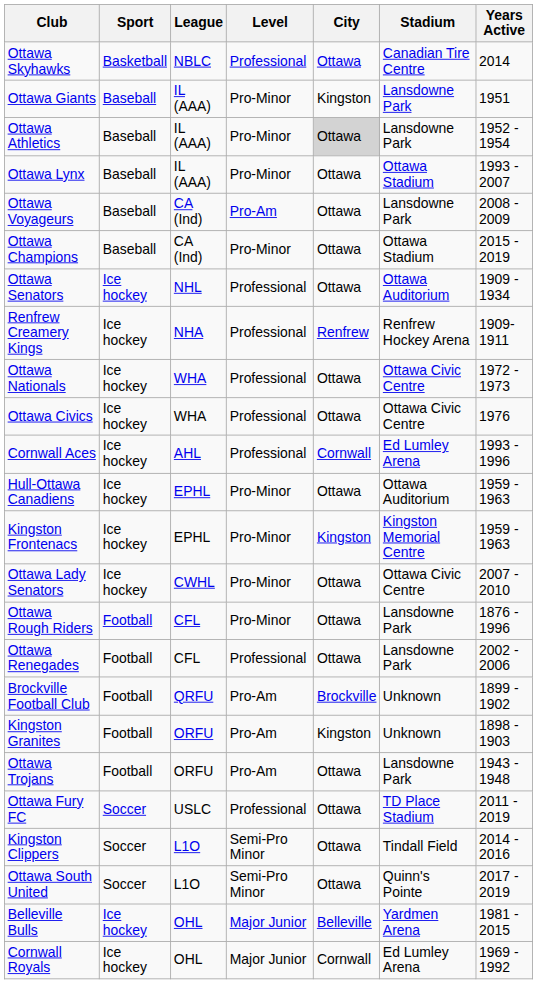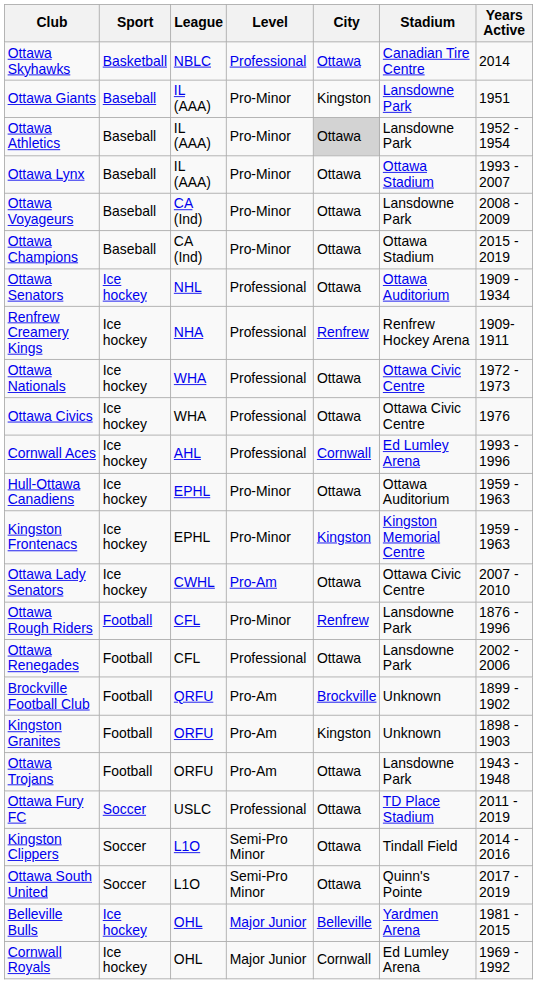(253, 212) Pro-Am -> (260, 212) Pro-Minor
(260, 582) Pro-Minor -> (253, 582) Pro-Am
(339, 620) Ottawa -> (343, 620) Renfrew
